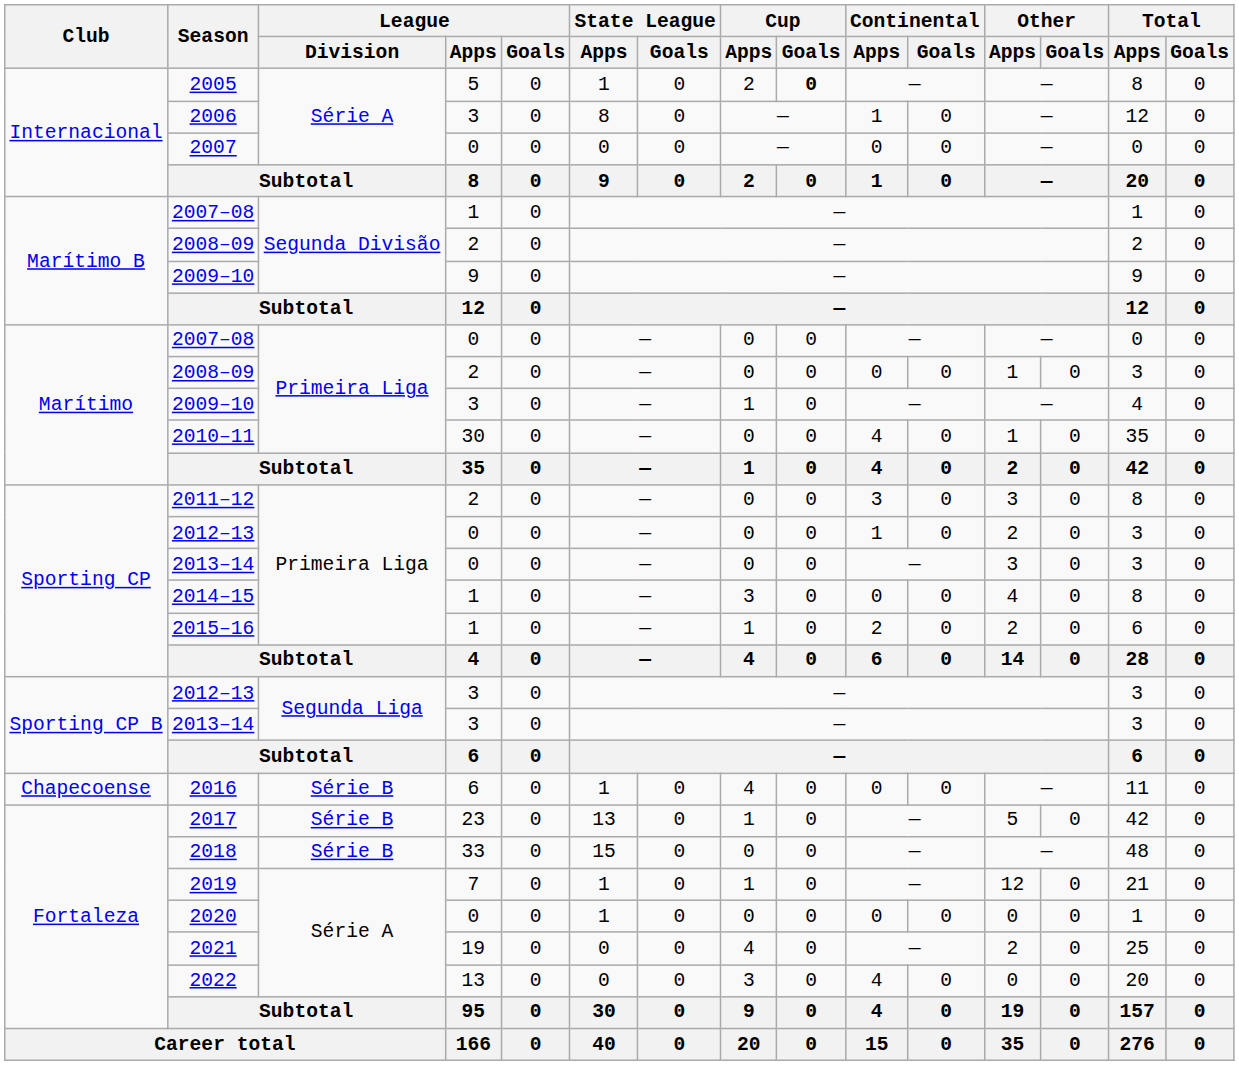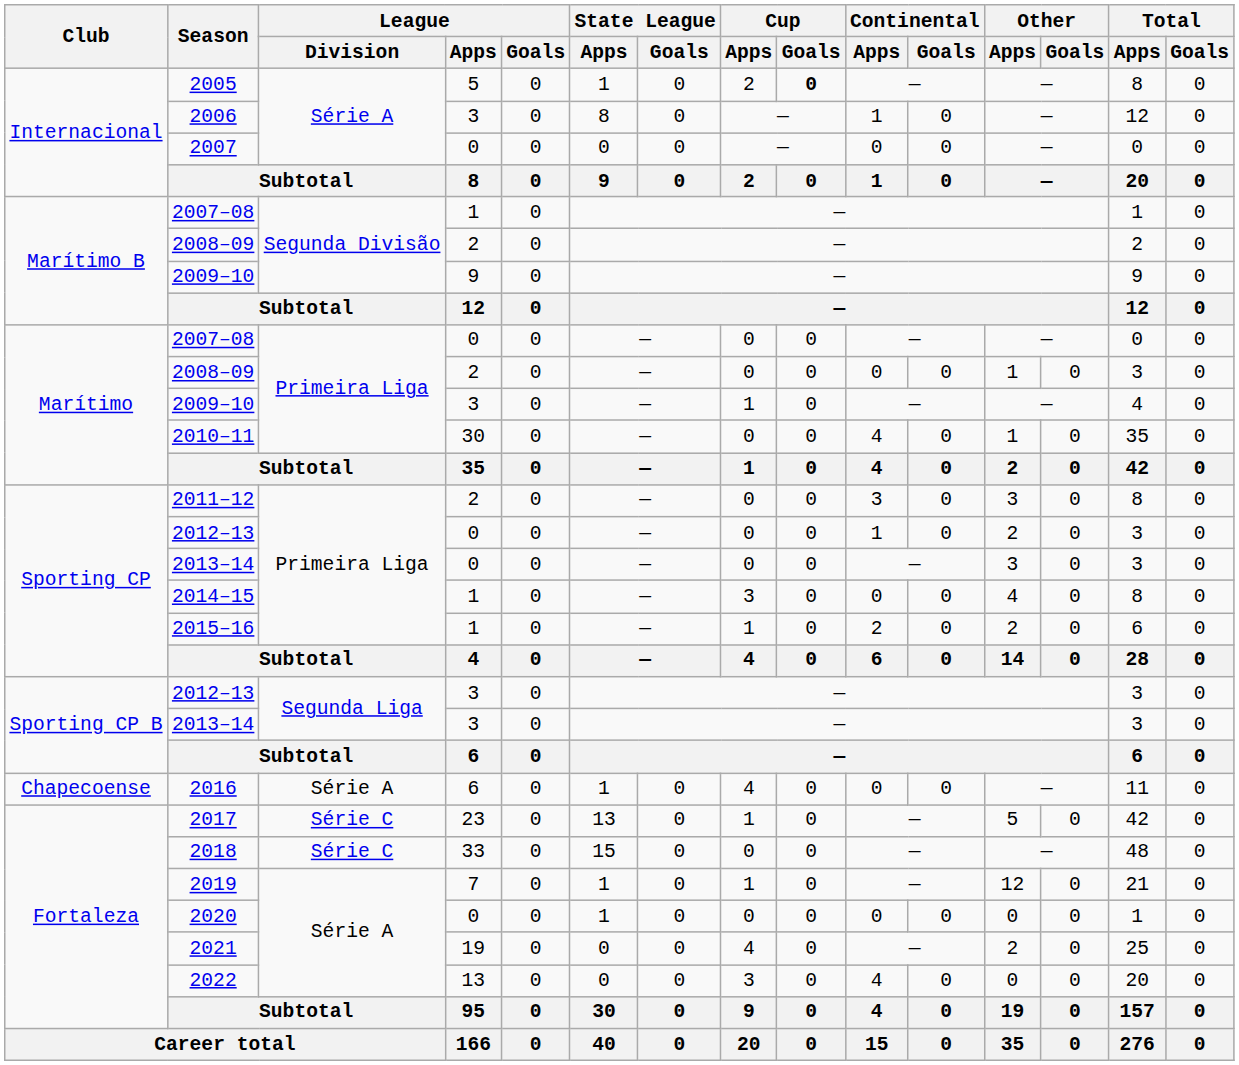(352, 789) Série B -> (352, 789) Série A
(352, 821) Série B -> (352, 821) Série C
(352, 853) Série B -> (352, 853) Série C
